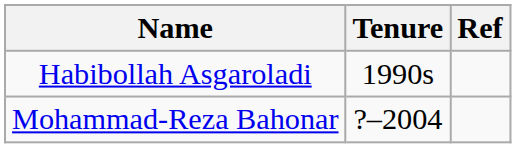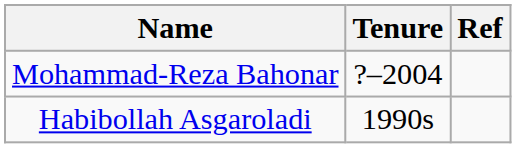rows swapped: (175, 73) <-> (175, 119)
